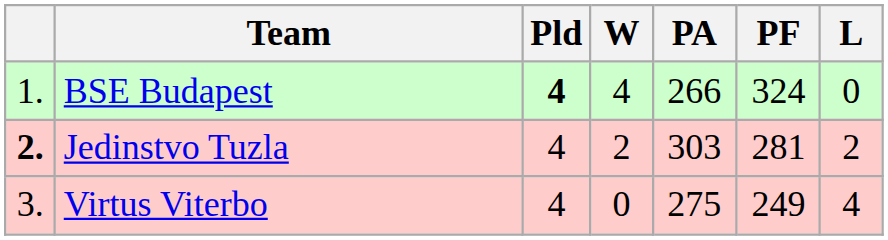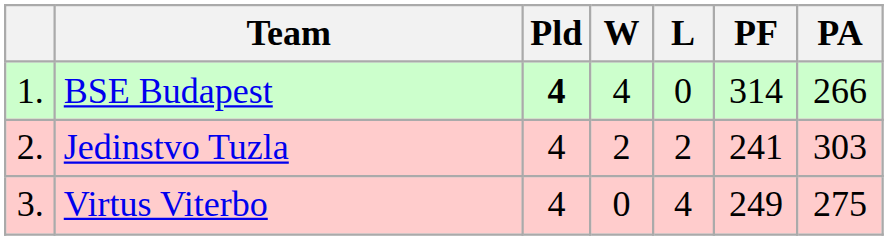columns swapped: (851, 33) <-> (694, 33)
(778, 90) 324 -> (756, 90) 314
(30, 147) bold -> (30, 147) normal
(778, 147) 281 -> (756, 147) 241
